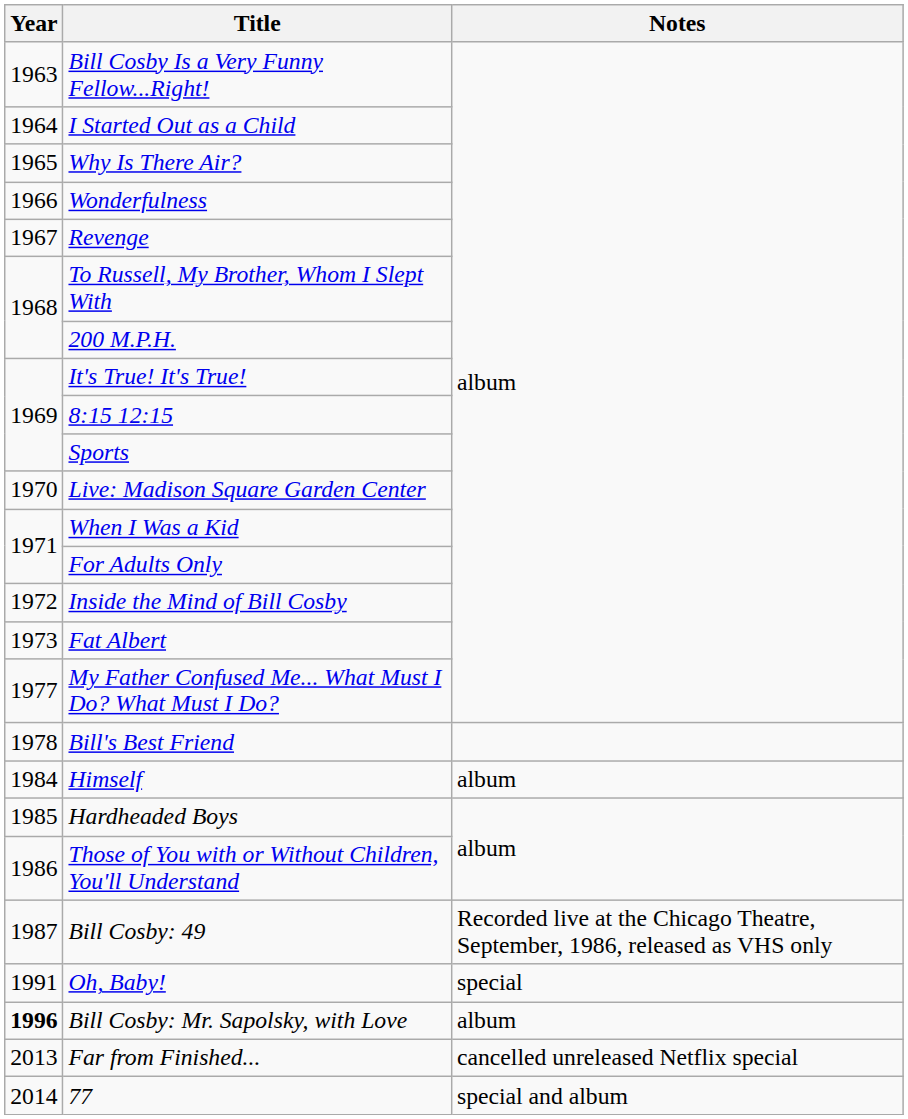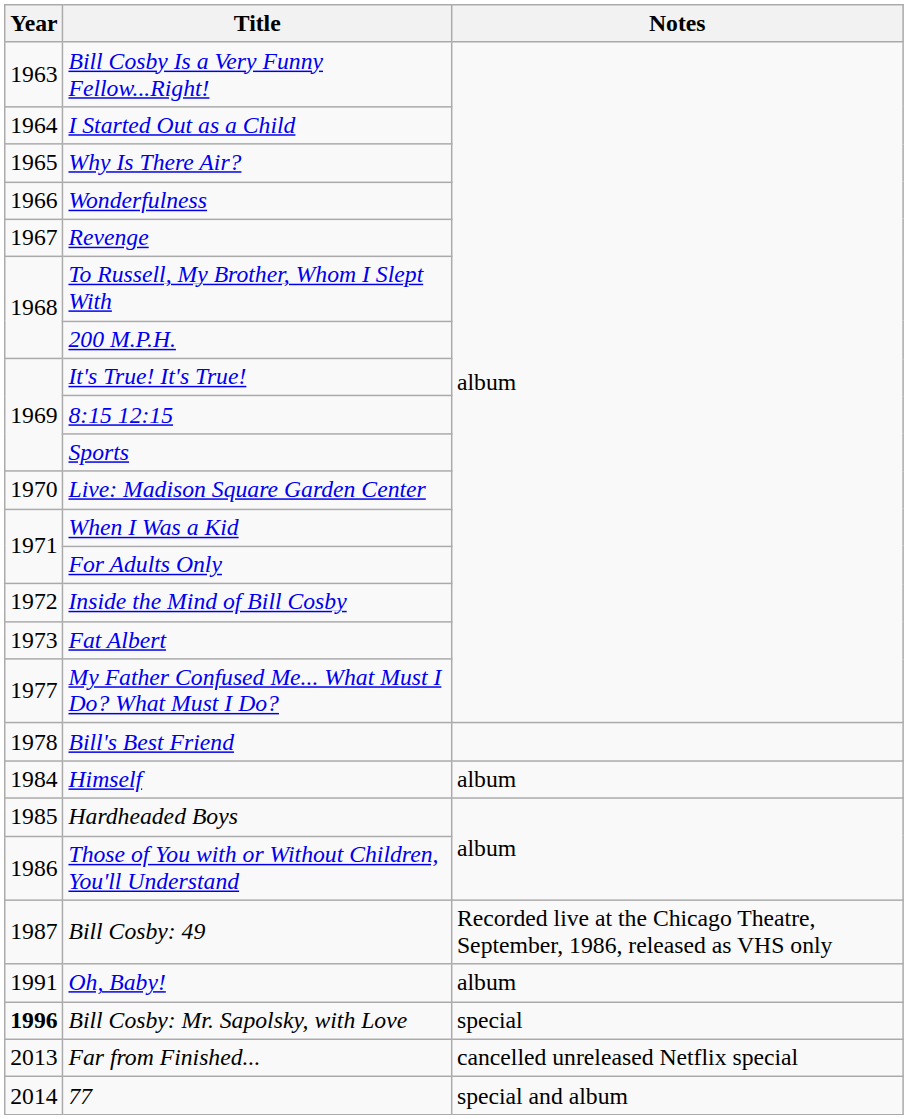(490, 982) special -> (487, 982) album
(487, 1020) album -> (490, 1020) special
